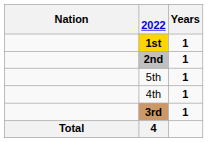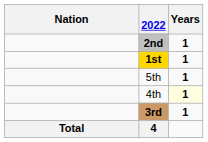rows swapped: (153, 43) <-> (153, 60)
(185, 95) no background -> (185, 95) lightyellow background
